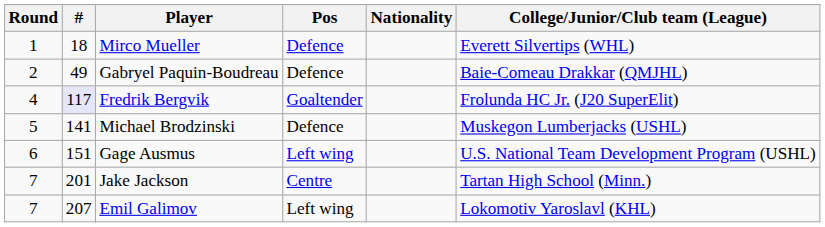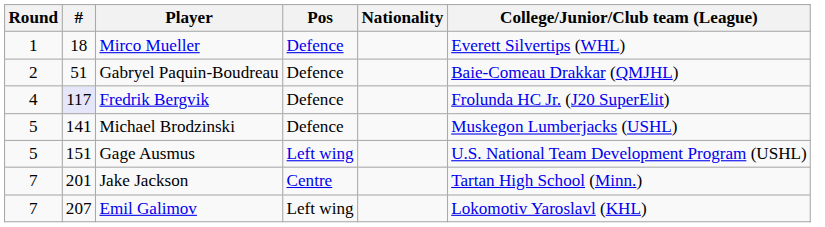(79, 72) 49 -> (79, 72) 51
(325, 99) Goaltender -> (315, 99) Defence
(33, 153) 6 -> (33, 153) 5
